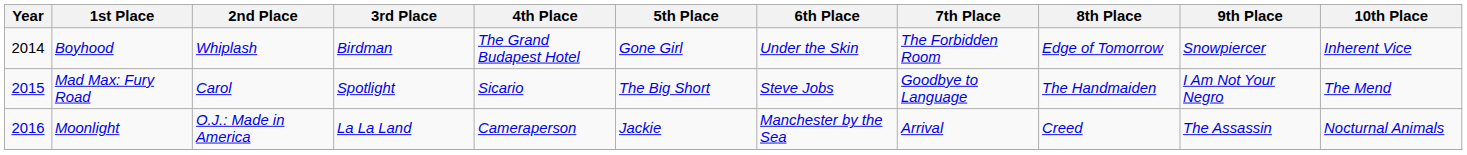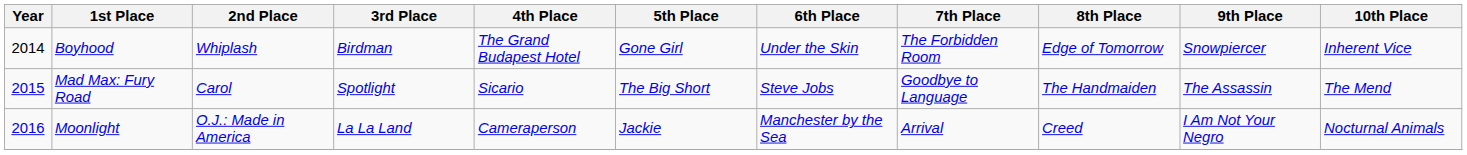(1229, 88) I Am Not Your Negro -> (1227, 88) The Assassin
(1227, 128) The Assassin -> (1229, 128) I Am Not Your Negro
